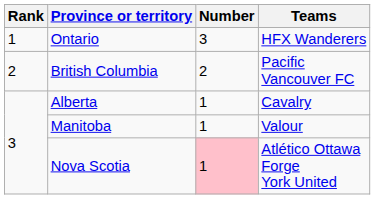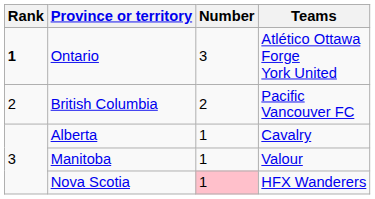(12, 39) normal -> (12, 56) bold
(314, 39) HFX Wanderers -> (311, 56) Atlético Ottawa Forge York United
(311, 166) Atlético Ottawa Forge York United -> (314, 182) HFX Wanderers
